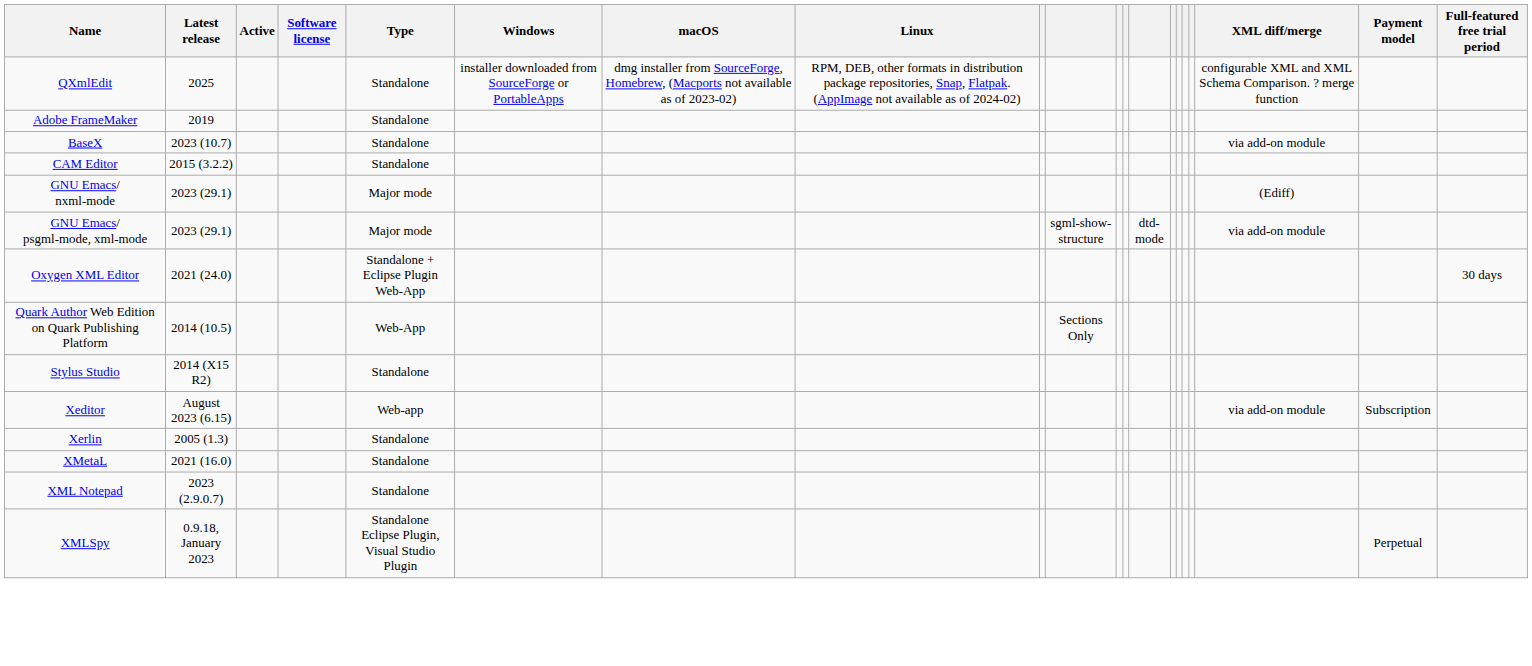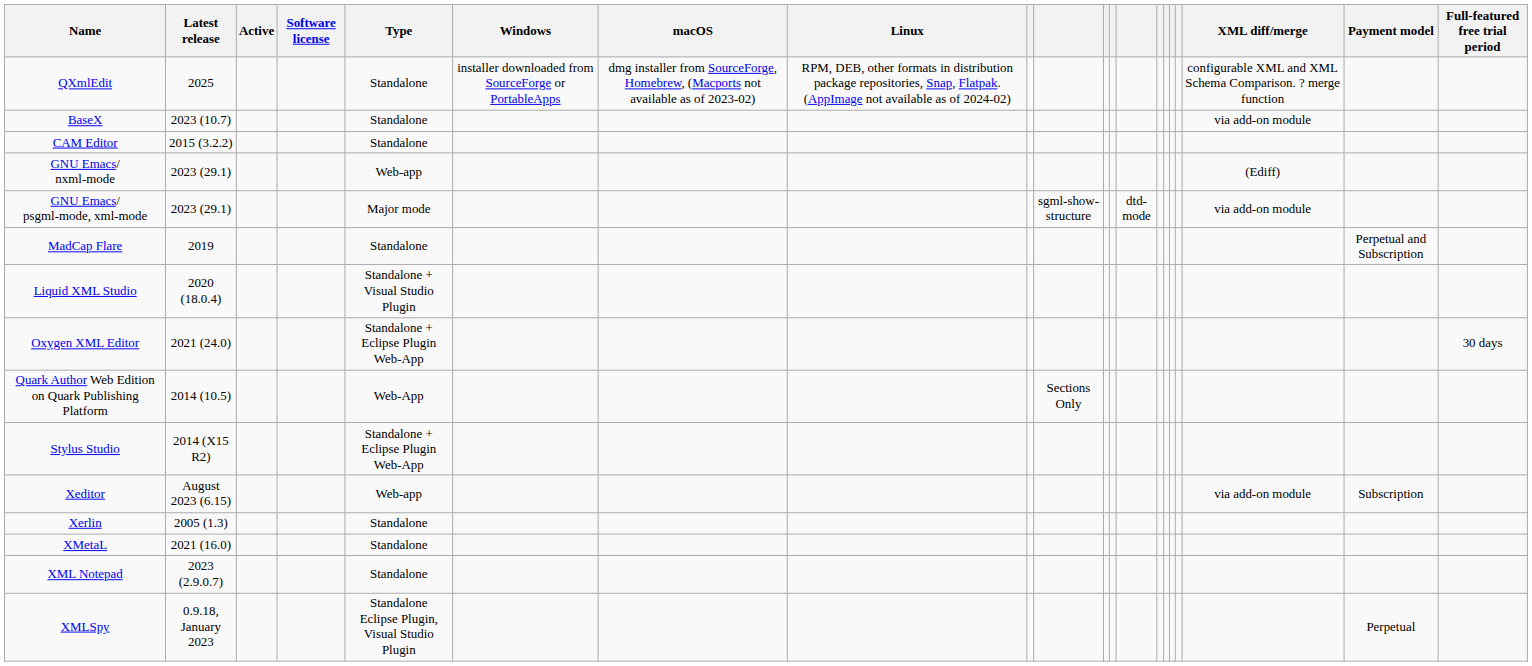- row: (85, 121)
(400, 193) Major mode -> (399, 172) Web-app
+ row: (85, 246)
+ row: (85, 291)
(400, 373) Standalone -> (399, 449) Standalone + Eclipse Plugin Web-App
